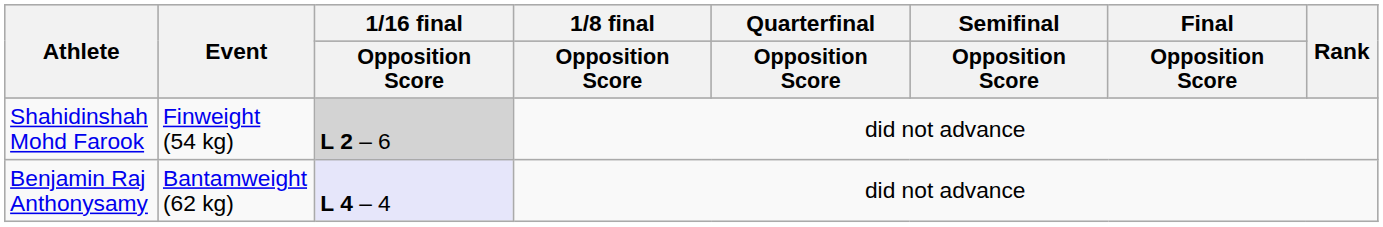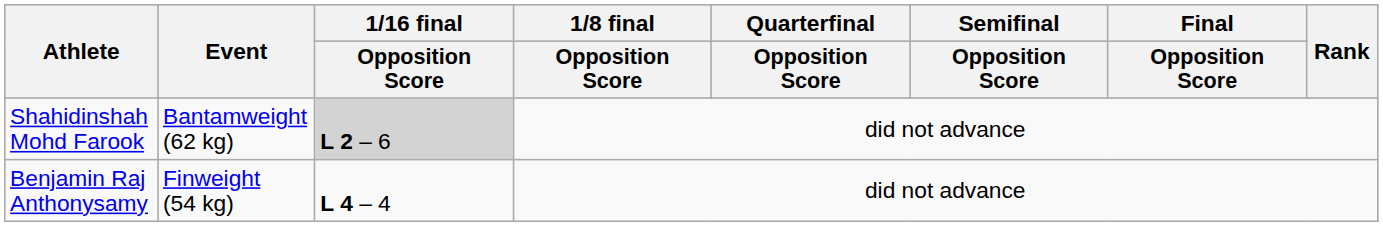(212, 129) Finweight (54 kg) -> (235, 129) Bantamweight (62 kg)
(235, 191) Bantamweight (62 kg) -> (212, 191) Finweight (54 kg)
(356, 203) lavender background -> (356, 203) no background
